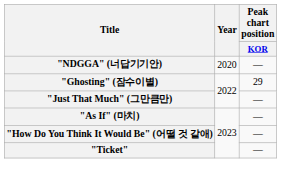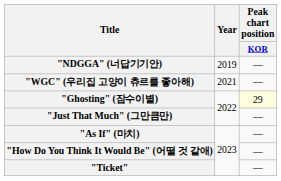(227, 65) 2020 -> (227, 65) 2019
+ row: (110, 82)
(258, 82) no background -> (258, 99) lightyellow background
